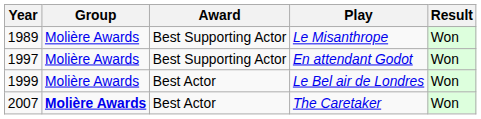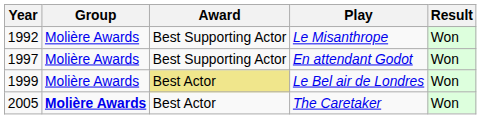(23, 38) 1989 -> (23, 38) 1992
(184, 81) no background -> (184, 81) khaki background
(23, 103) 2007 -> (23, 103) 2005
